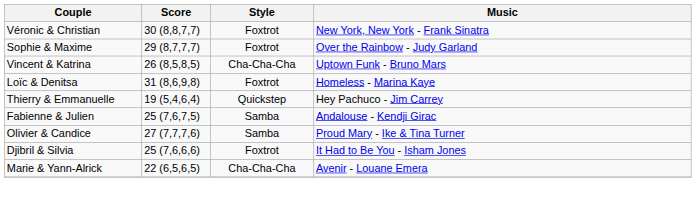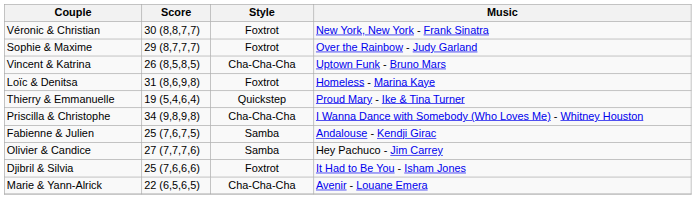(379, 99) Hey Pachuco - Jim Carrey -> (390, 99) Proud Mary - Ike & Tina Turner
+ row: (59, 116)
(390, 133) Proud Mary - Ike & Tina Turner -> (379, 151) Hey Pachuco - Jim Carrey
